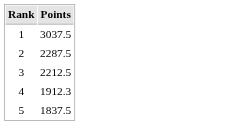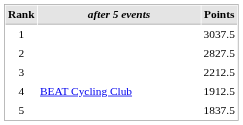+ column: (119, 14)
(56, 53) 2287.5 -> (219, 53) 2827.5
(56, 91) 1912.3 -> (219, 91) 1912.5
